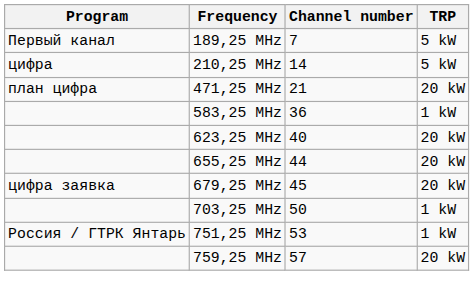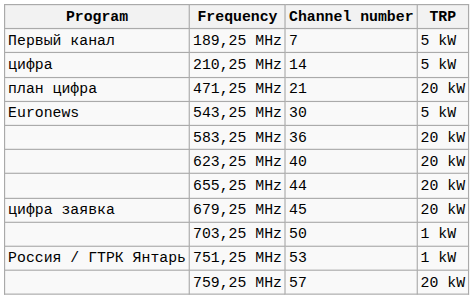+ row: (237, 113)
(438, 113) 1 kW -> (443, 137) 20 kW
